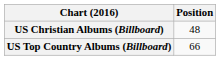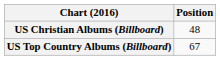(195, 47) 66 -> (195, 47) 67
